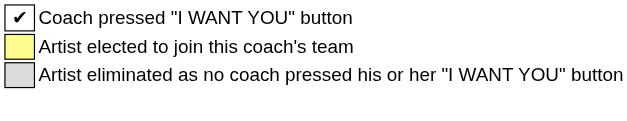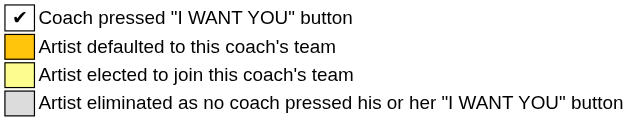+ row: (187, 46)
